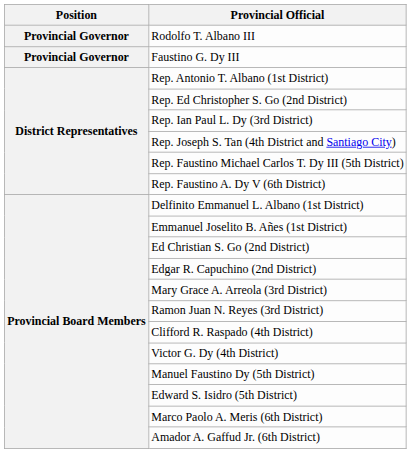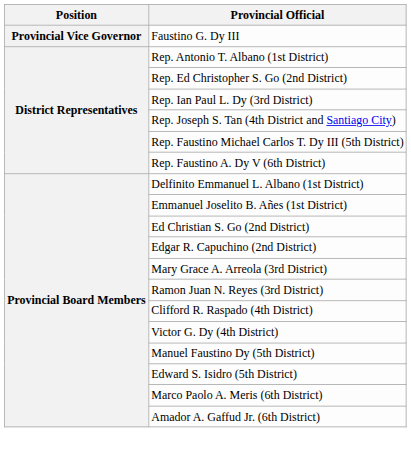- row: (203, 36)
(76, 57) Provincial Governor -> (76, 36) Provincial Vice Governor
